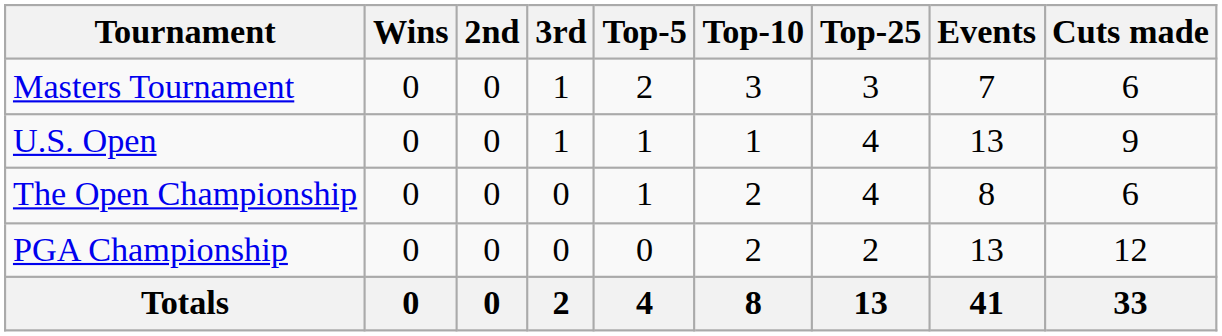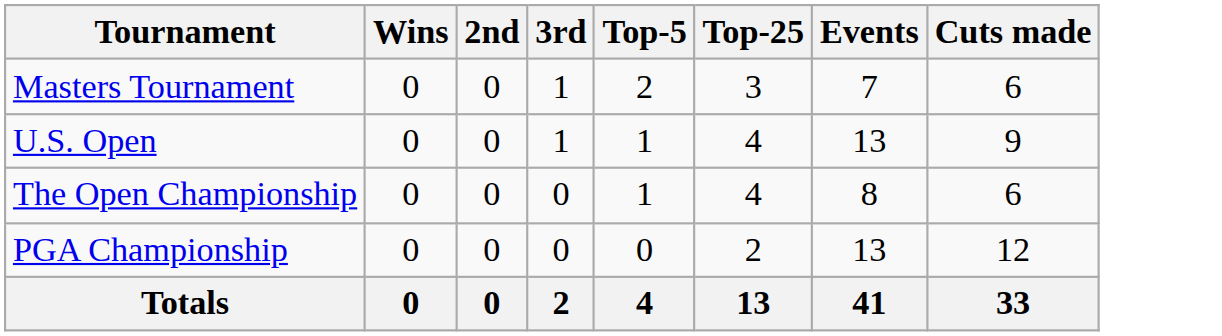- column: (753, 31)
